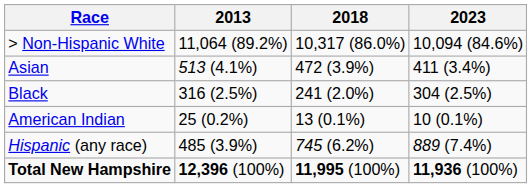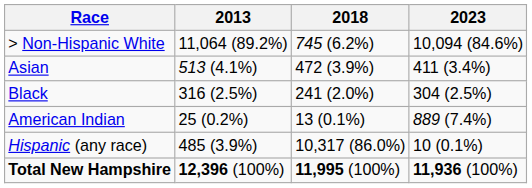(350, 43) 10,317 (86.0%) -> (335, 43) 745 (6.2%)
(448, 120) 10 (0.1%) -> (452, 120) 889 (7.4%)
(335, 145) 745 (6.2%) -> (350, 145) 10,317 (86.0%)
(452, 145) 889 (7.4%) -> (448, 145) 10 (0.1%)
